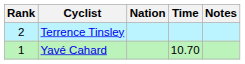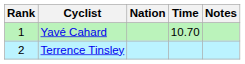rows swapped: (74, 50) <-> (82, 31)
